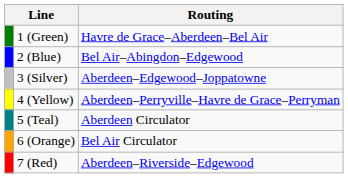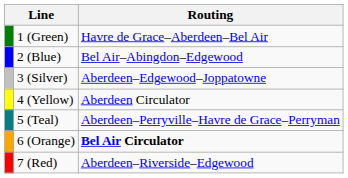(210, 99) Aberdeen–Perryville–Havre de Grace–Perryman -> (135, 99) Aberdeen Circulator
(135, 120) Aberdeen Circulator -> (210, 120) Aberdeen–Perryville–Havre de Grace–Perryman
(129, 141) normal -> (132, 141) bold
